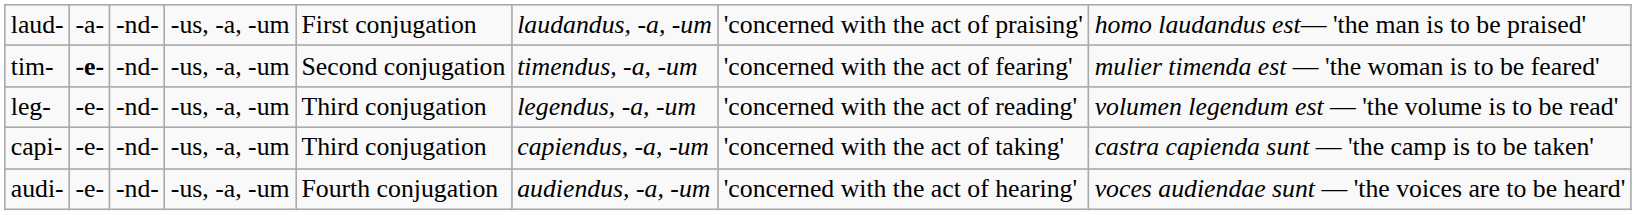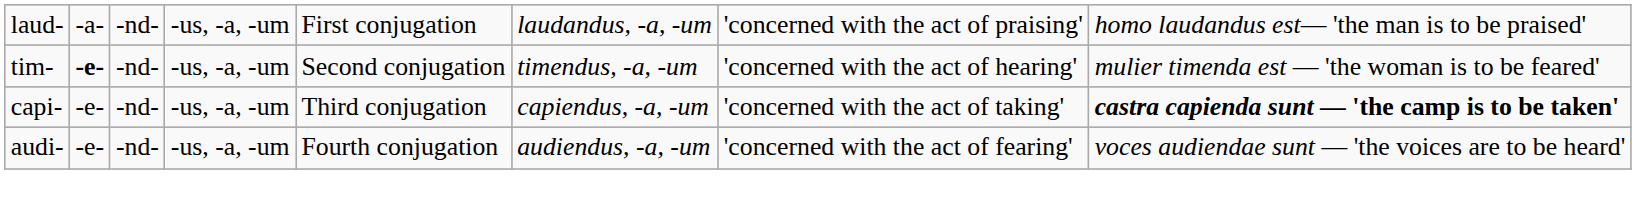(898, 65) 'concerned with the act of fearing' -> (900, 65) 'concerned with the act of hearing'
- row: (31, 106)
(1344, 147) normal -> (1357, 106) bold
(900, 188) 'concerned with the act of hearing' -> (898, 147) 'concerned with the act of fearing'
